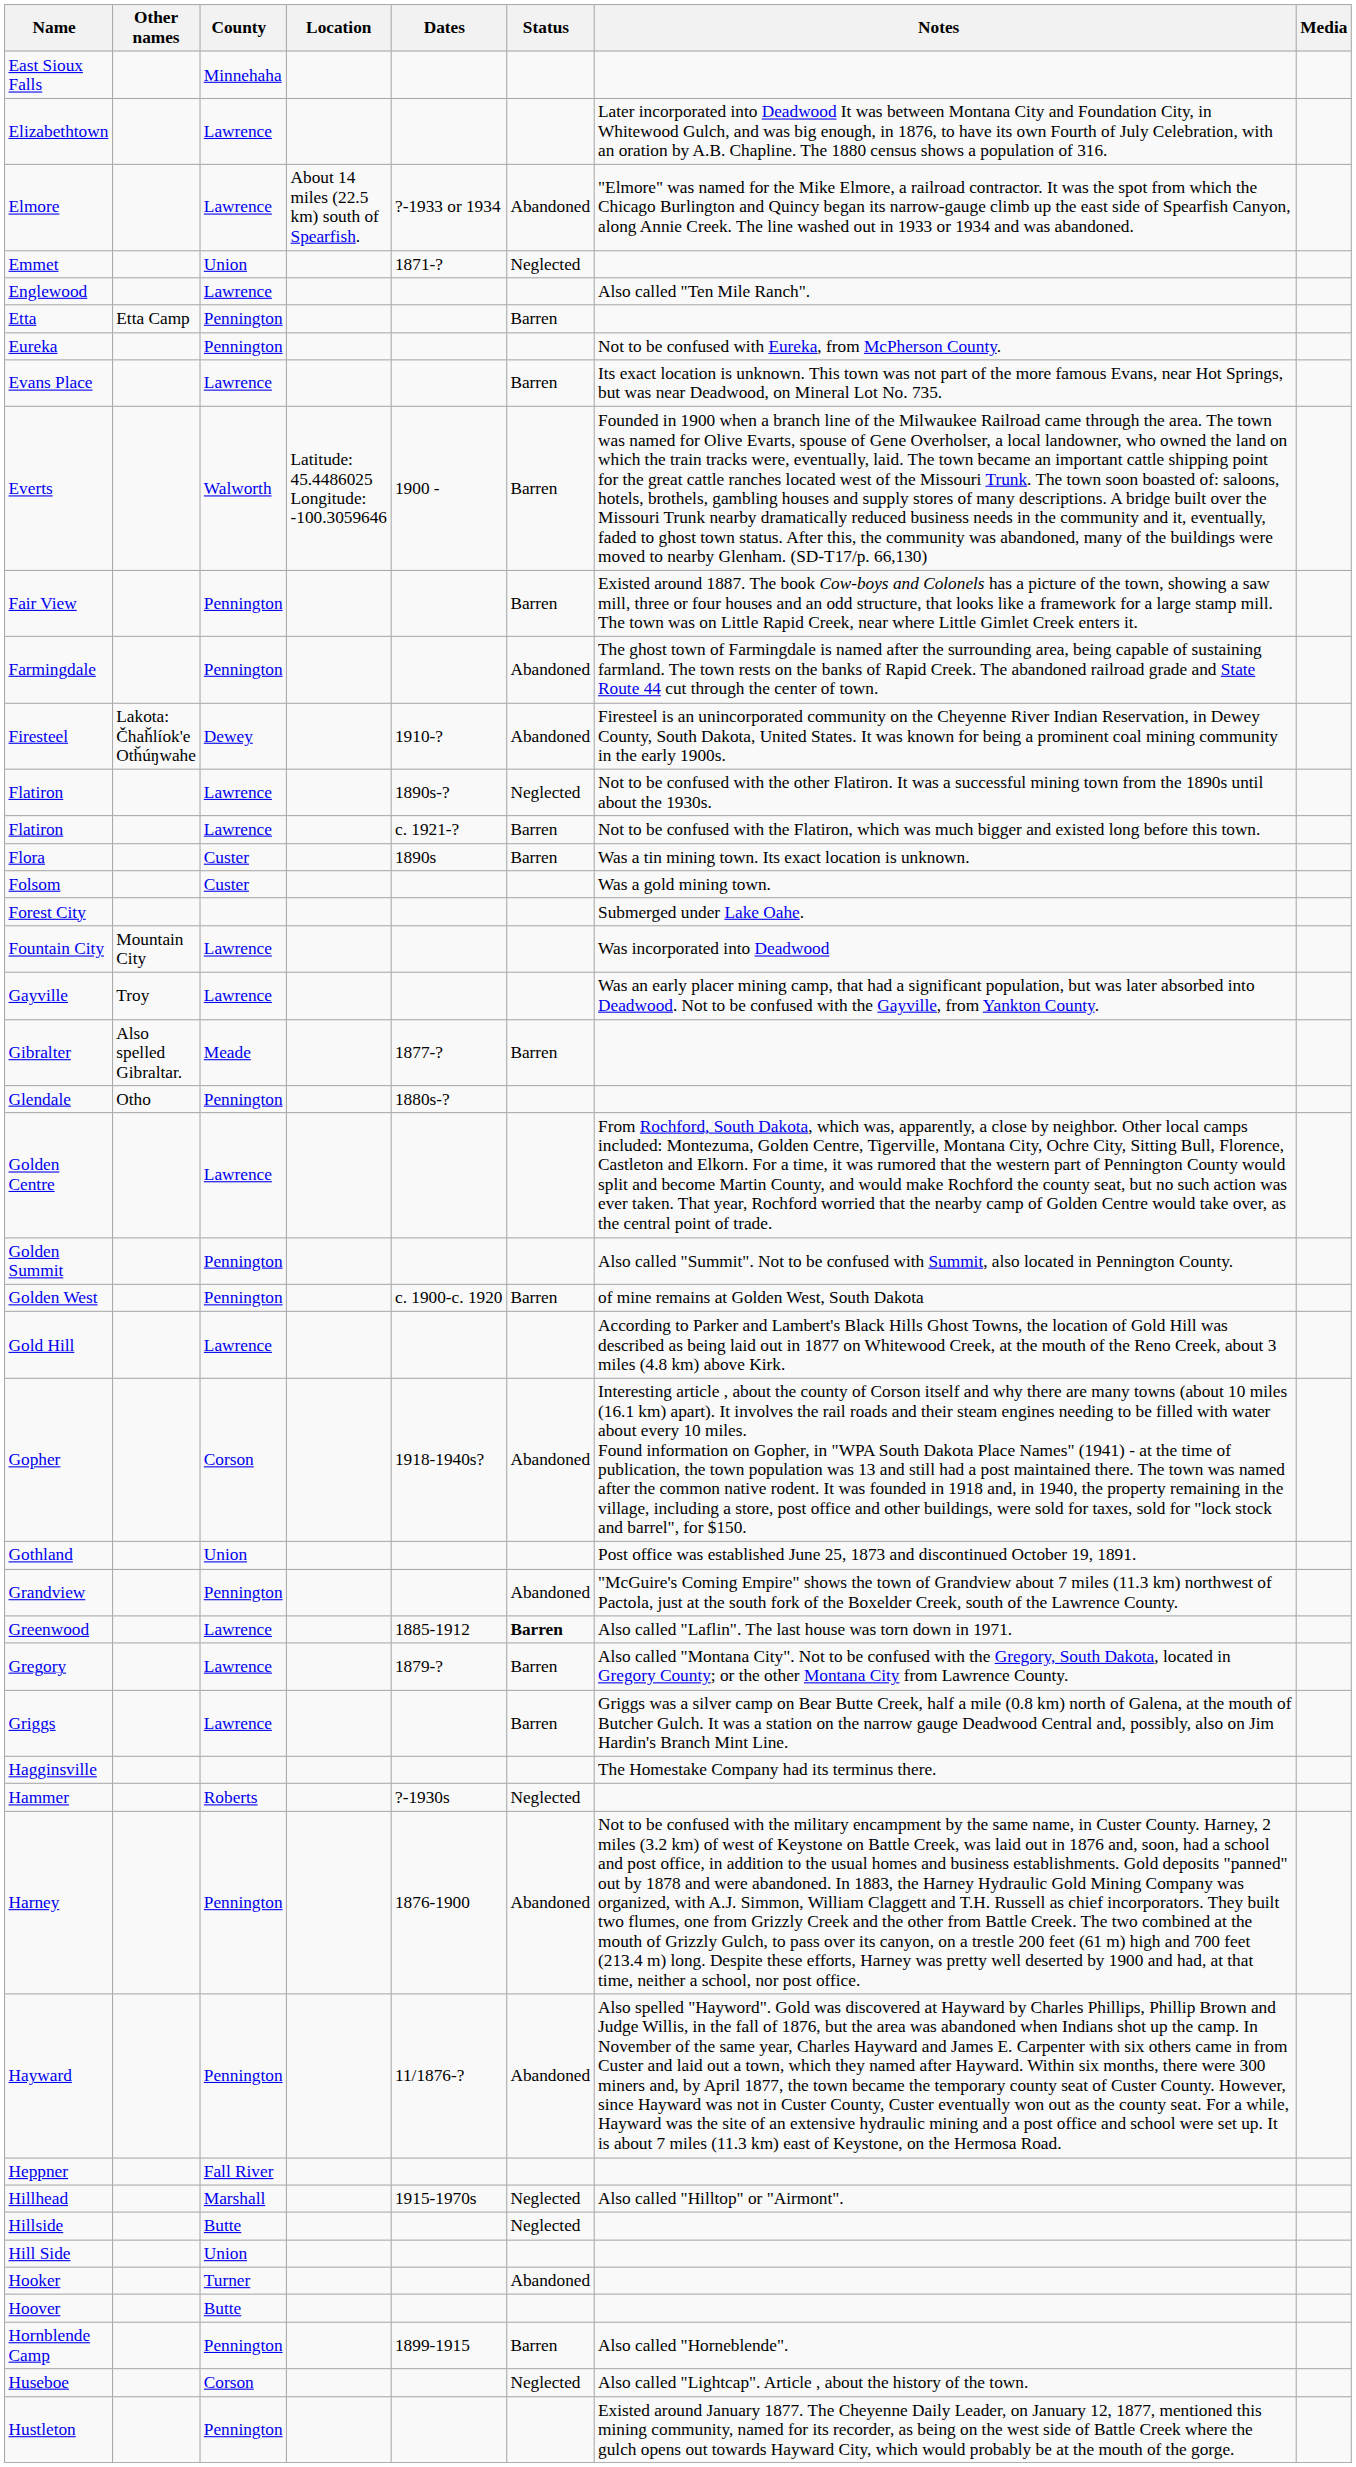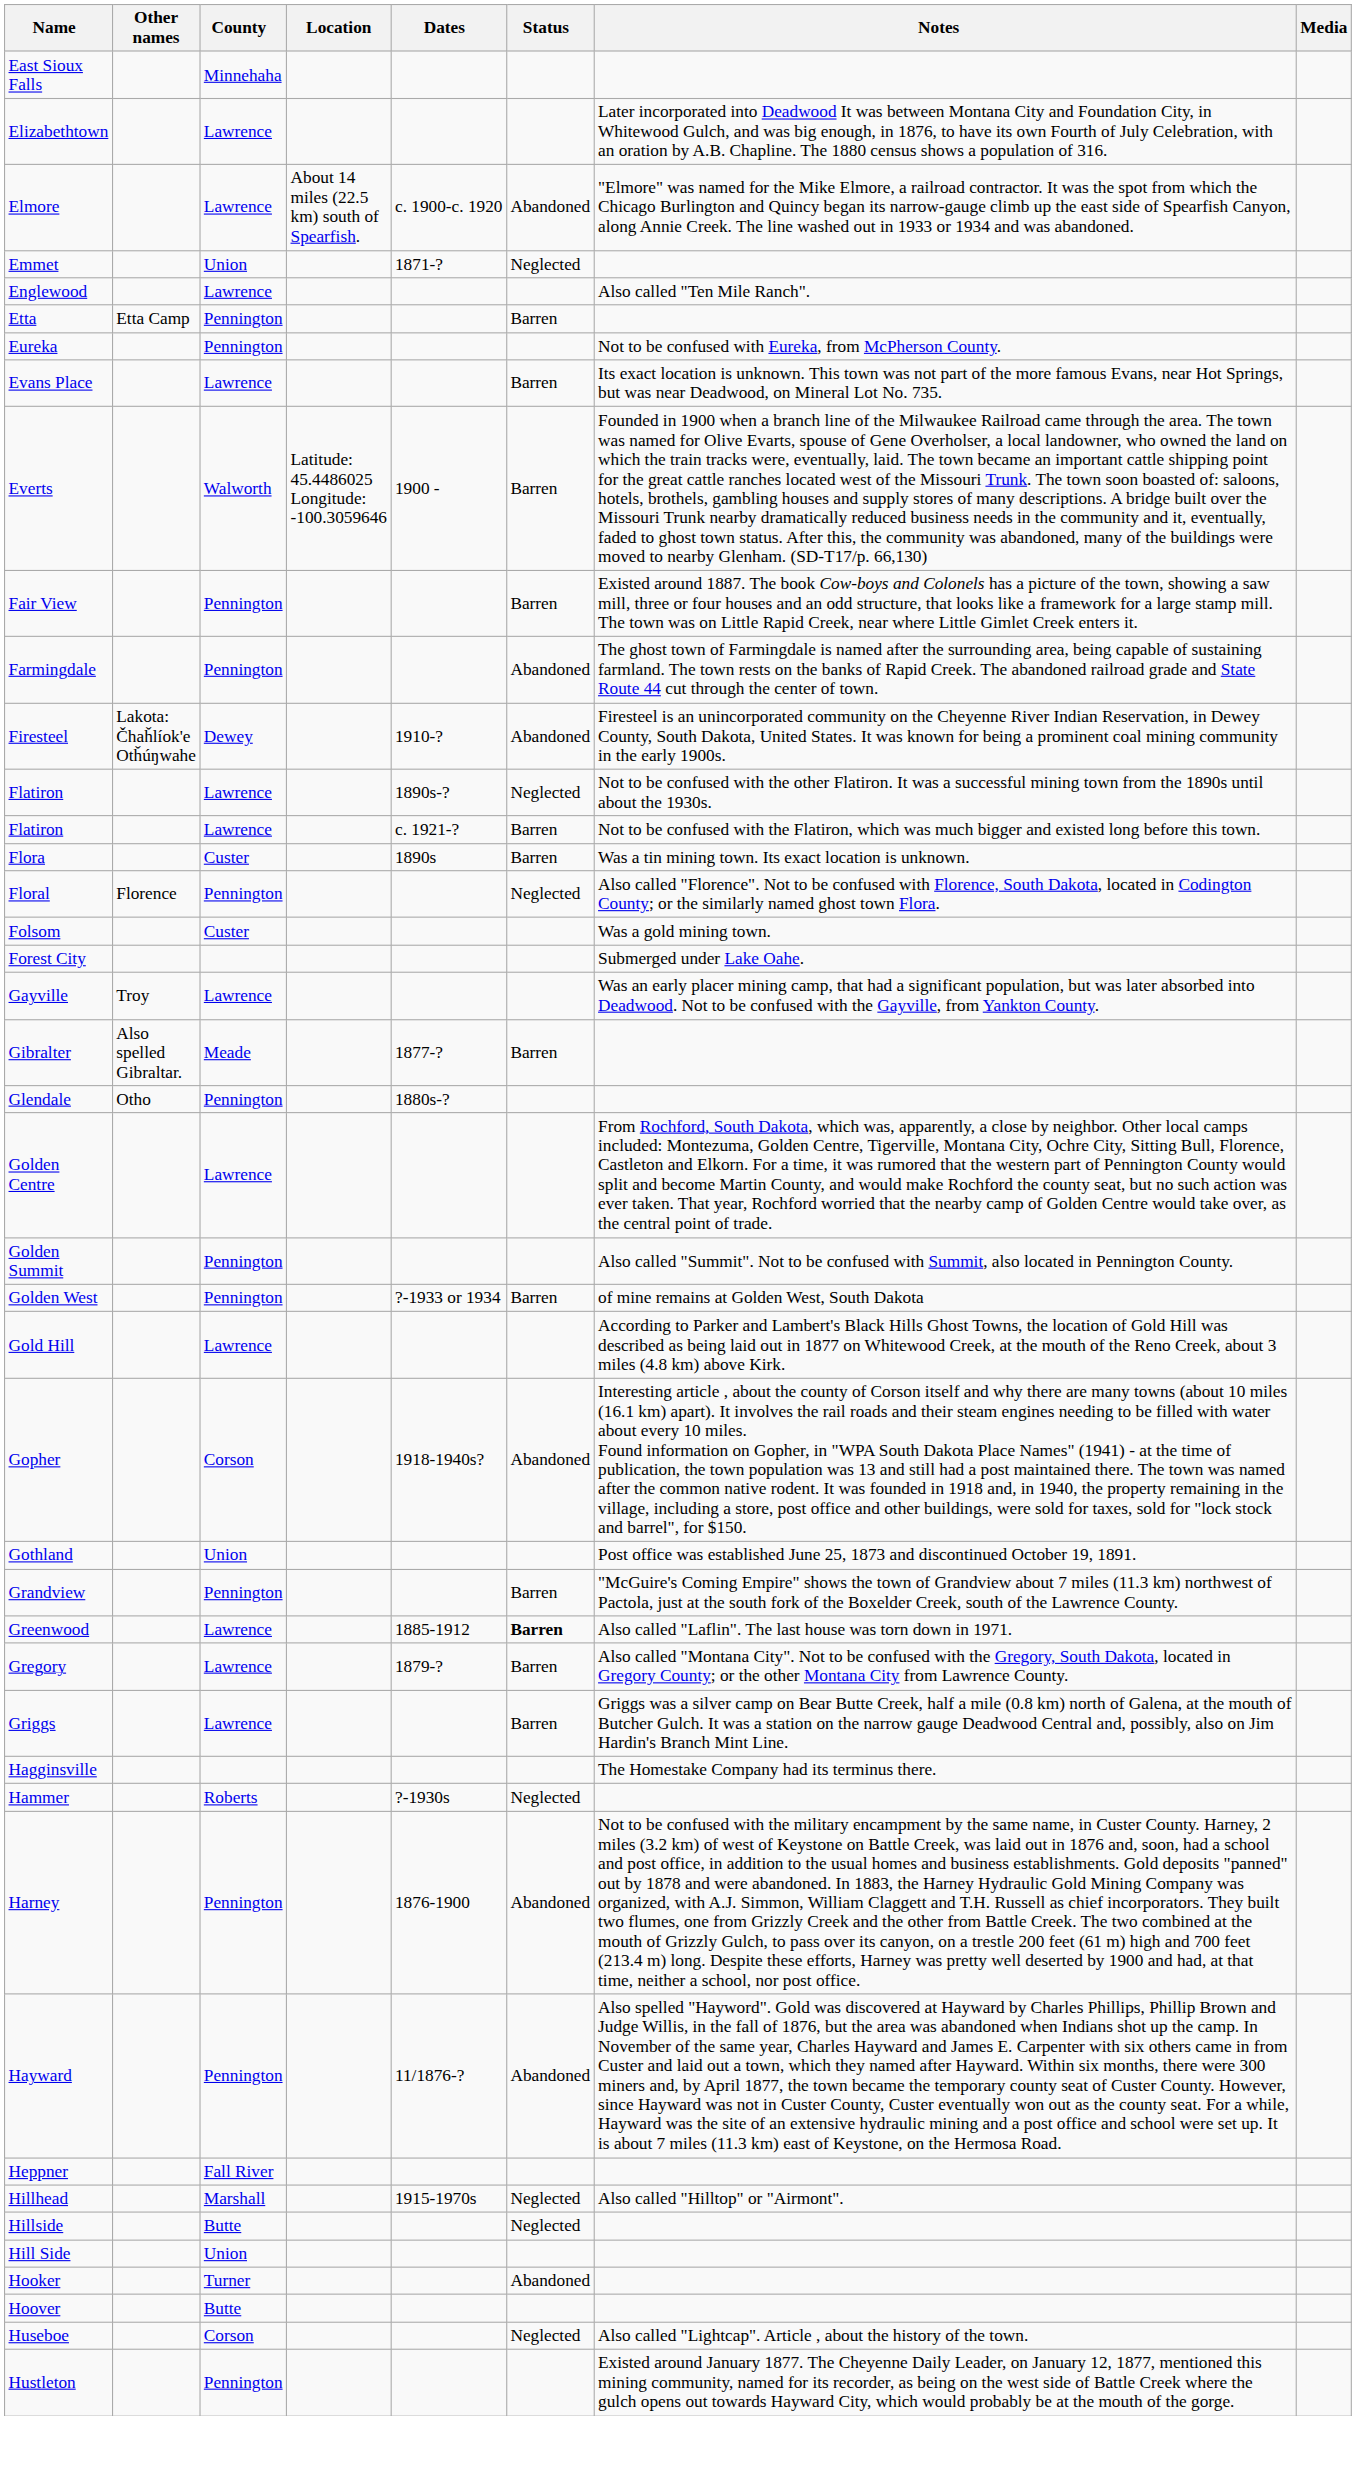(448, 207) ?-1933 or 1934 -> (449, 207) c. 1900-c. 1920
+ row: (29, 894)
- row: (56, 948)
(449, 1298) c. 1900-c. 1920 -> (448, 1298) ?-1933 or 1934
(550, 1592) Abandoned -> (534, 1592) Barren
- row: (49, 2345)
